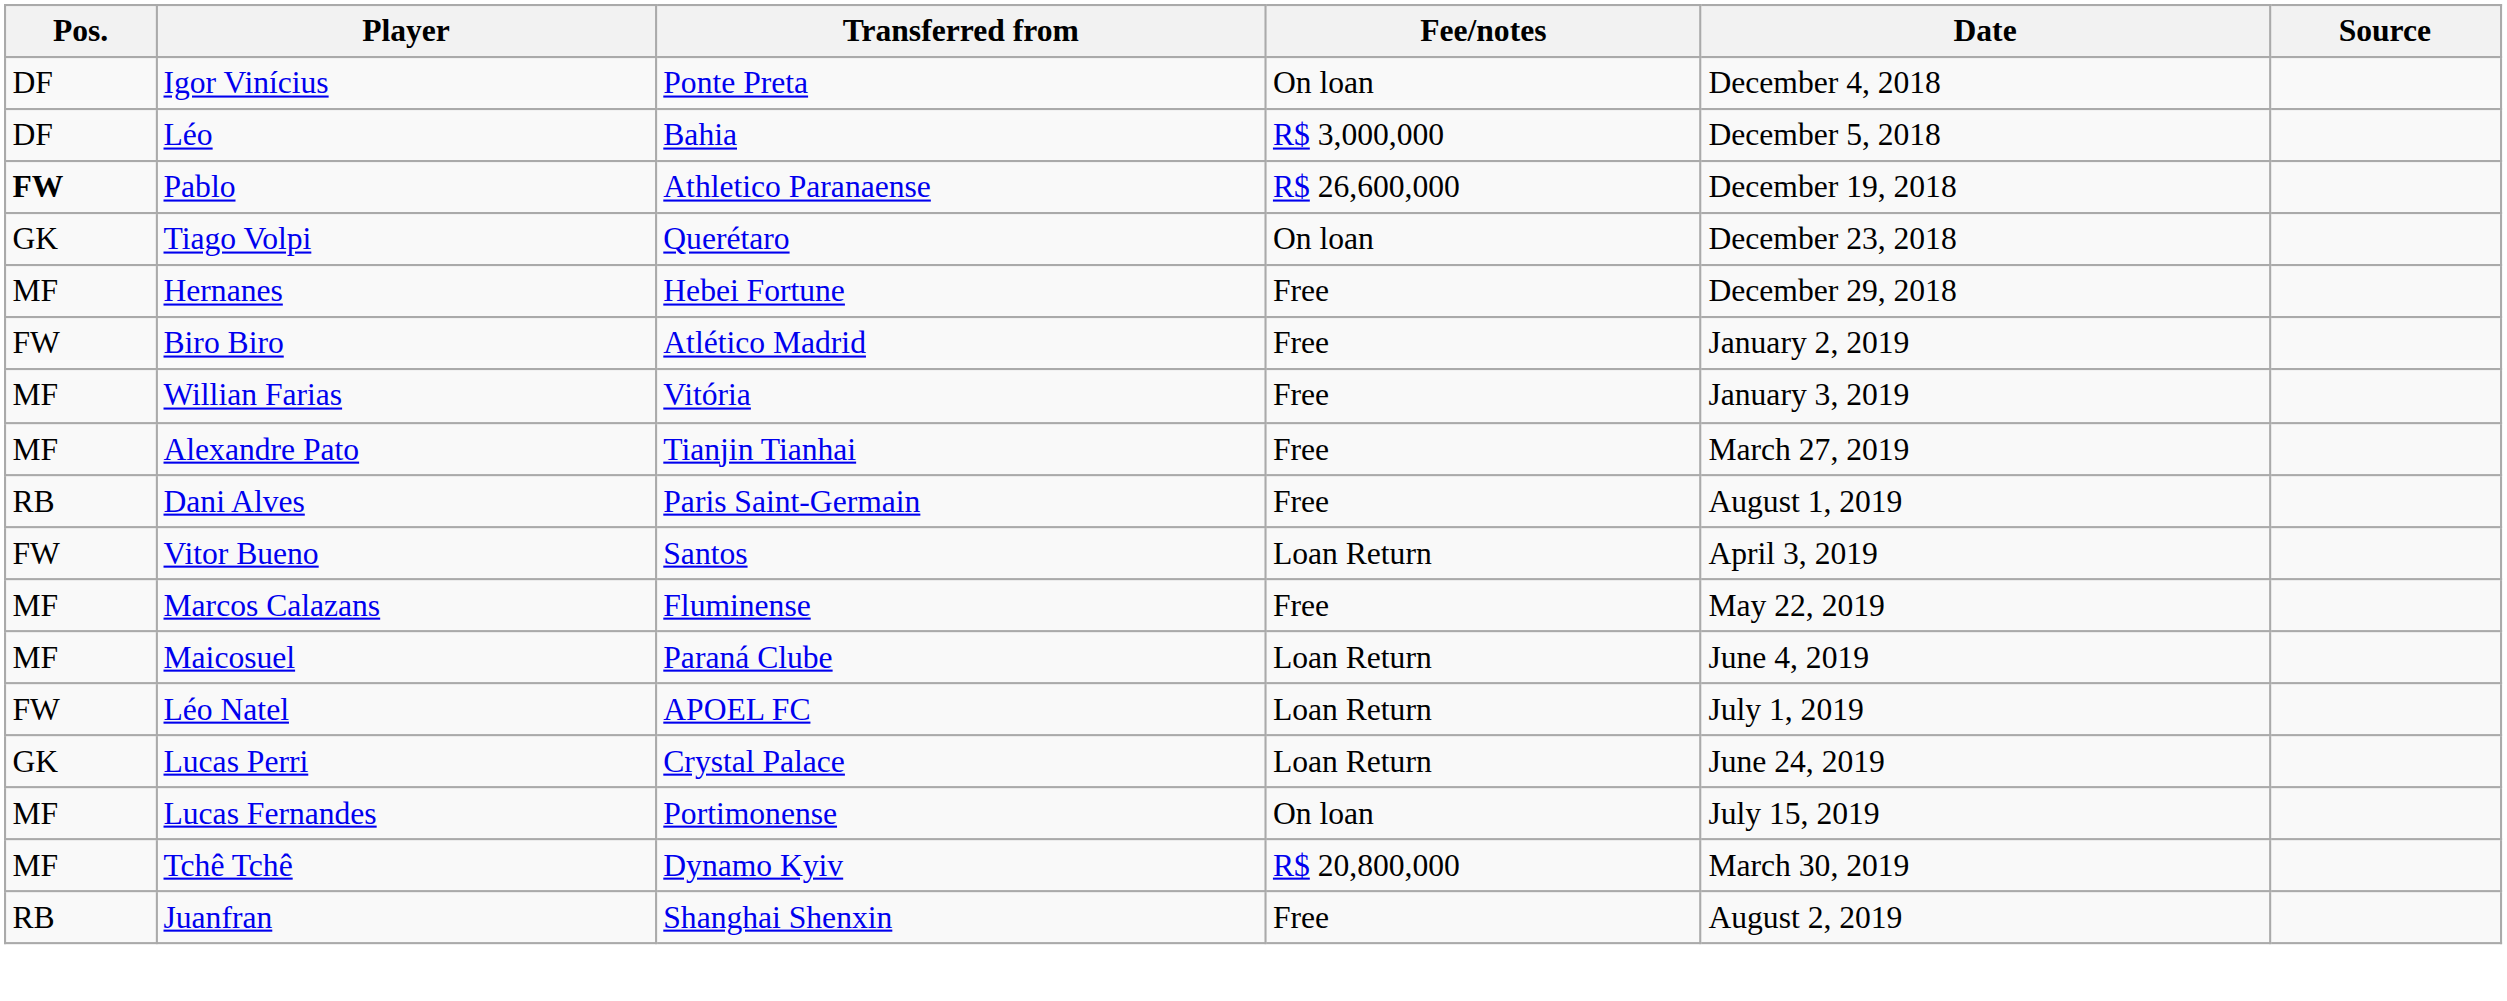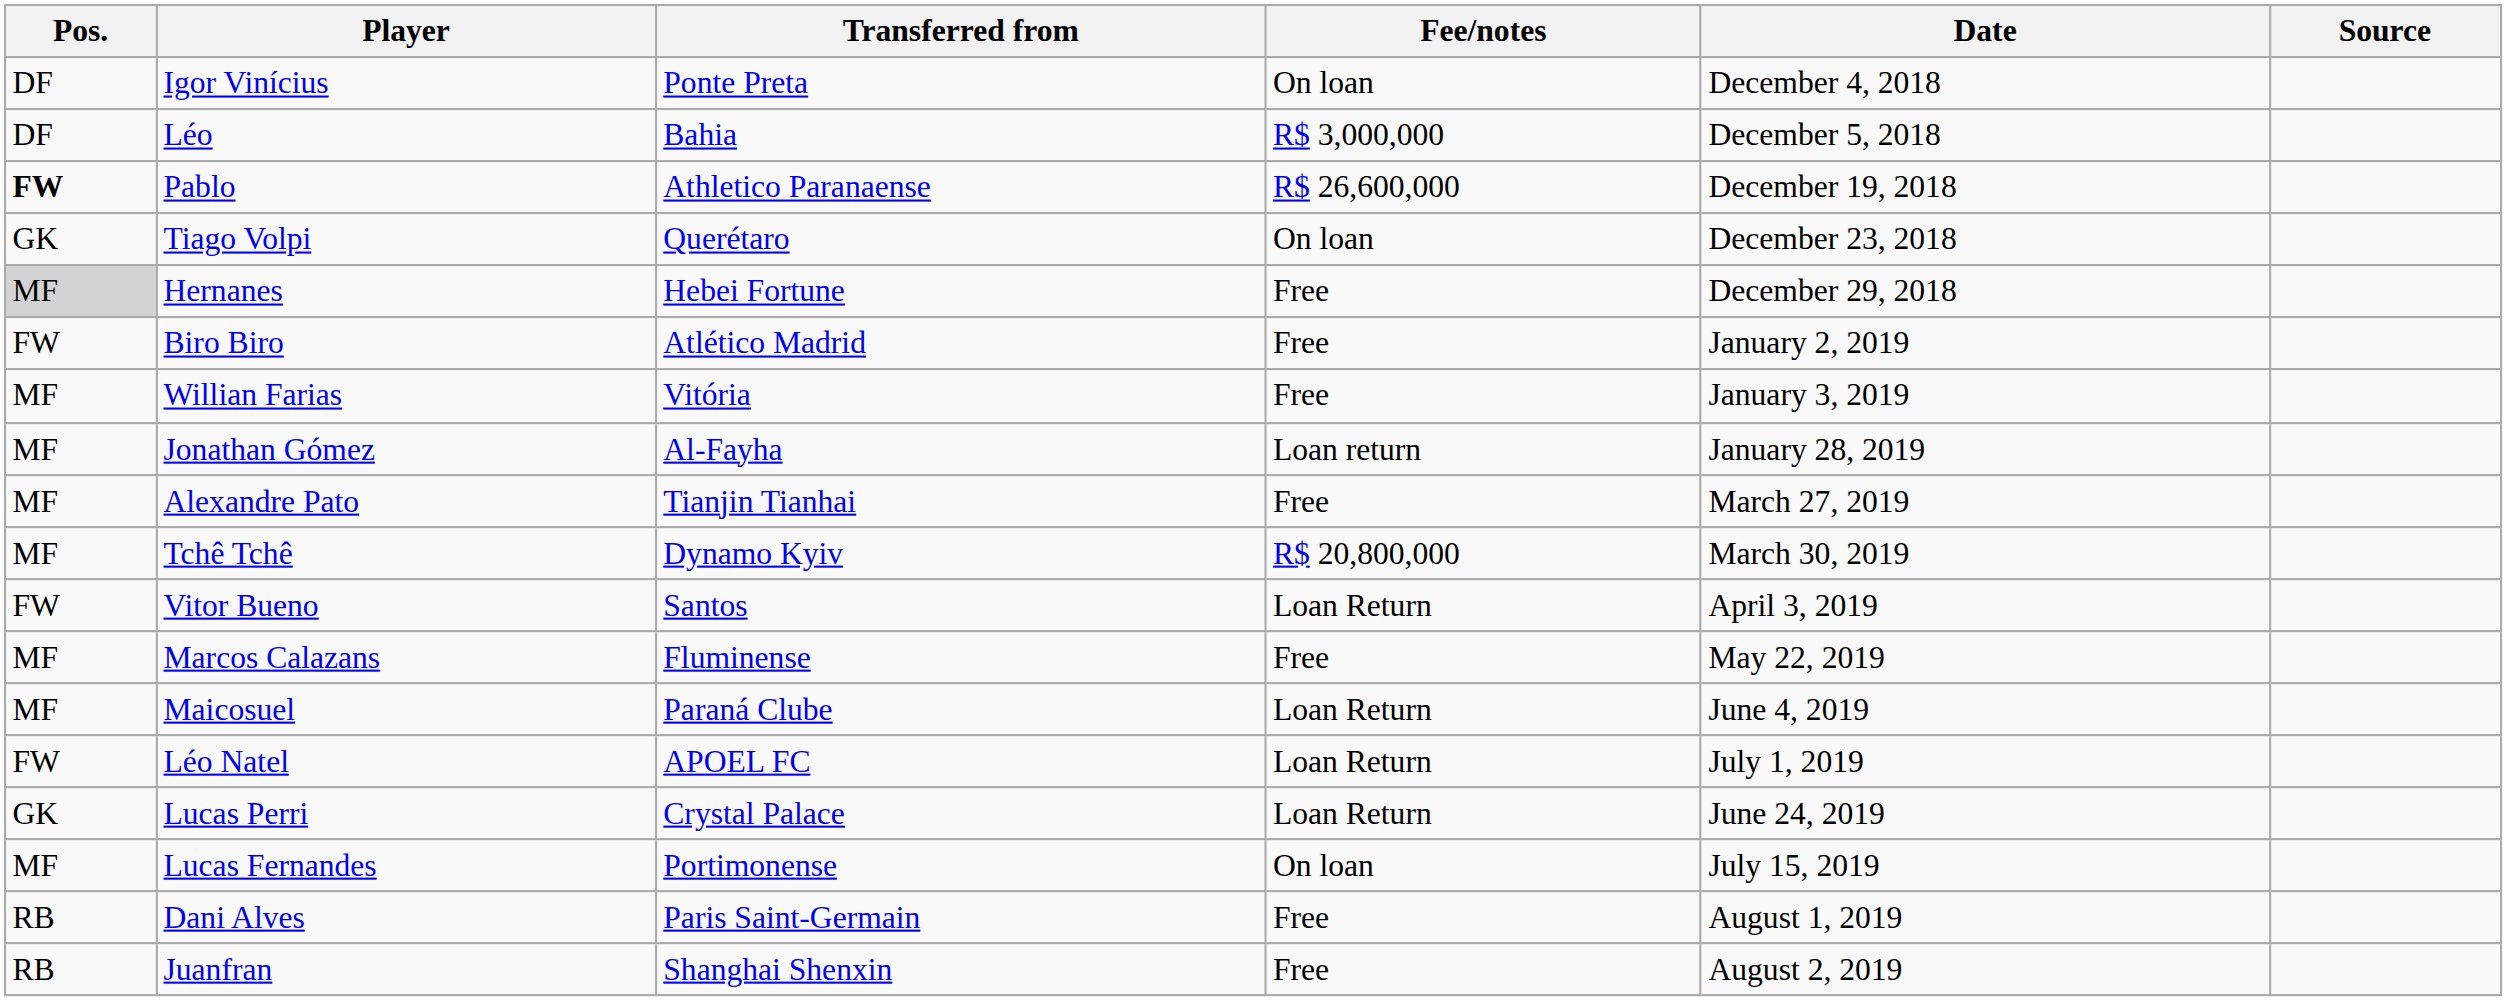(35, 291) no background -> (35, 291) lightgrey background
+ row: (269, 447)
rows swapped: (228, 864) <-> (234, 499)
